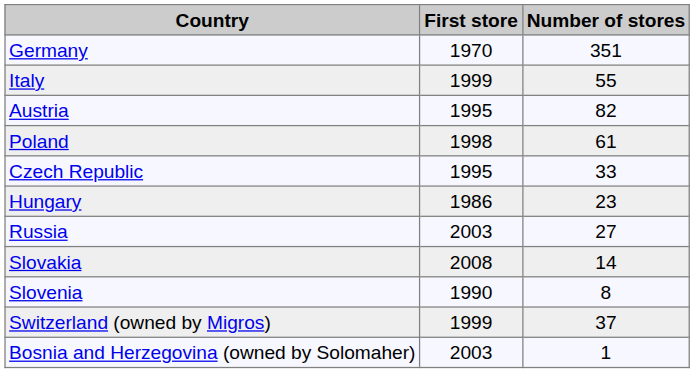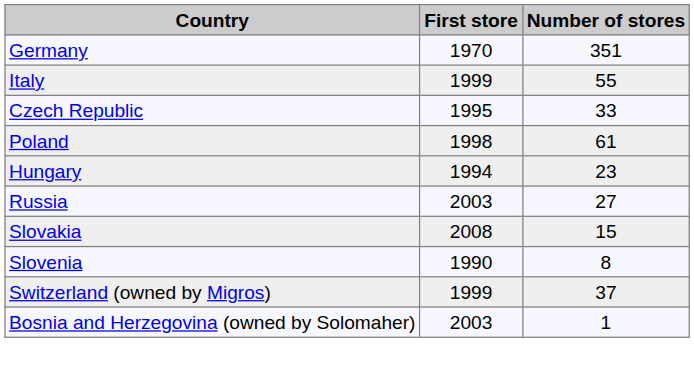- row: (39, 110)
rows swapped: (39, 141) <-> (76, 171)
(471, 201) 1986 -> (471, 171) 1994
(606, 262) 14 -> (606, 231) 15
